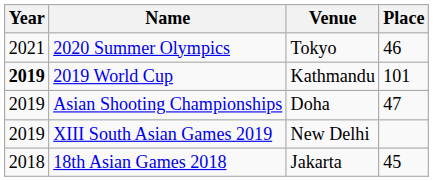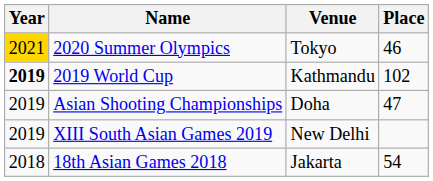(27, 47) no background -> (27, 47) gold background
(397, 76) 101 -> (397, 76) 102
(392, 162) 45 -> (392, 162) 54
